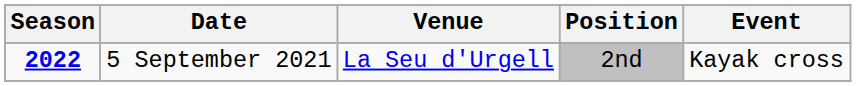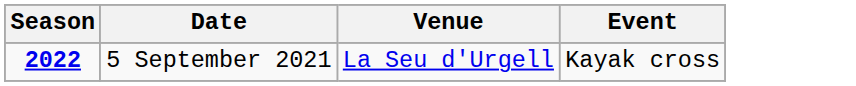- column: (622, 24)
